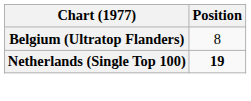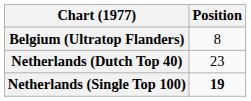+ row: (97, 61)
